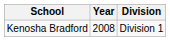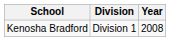columns swapped: (104, 12) <-> (141, 12)
